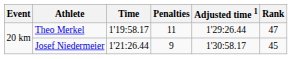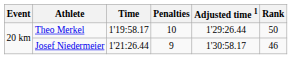(171, 30) 11 -> (171, 30) 10
(273, 30) 47 -> (273, 30) 50
(273, 46) 45 -> (273, 46) 46
